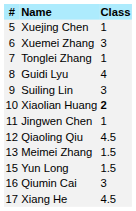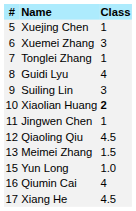(108, 168) 1.5 -> (108, 168) 1.0
(104, 183) 3 -> (104, 183) 4
